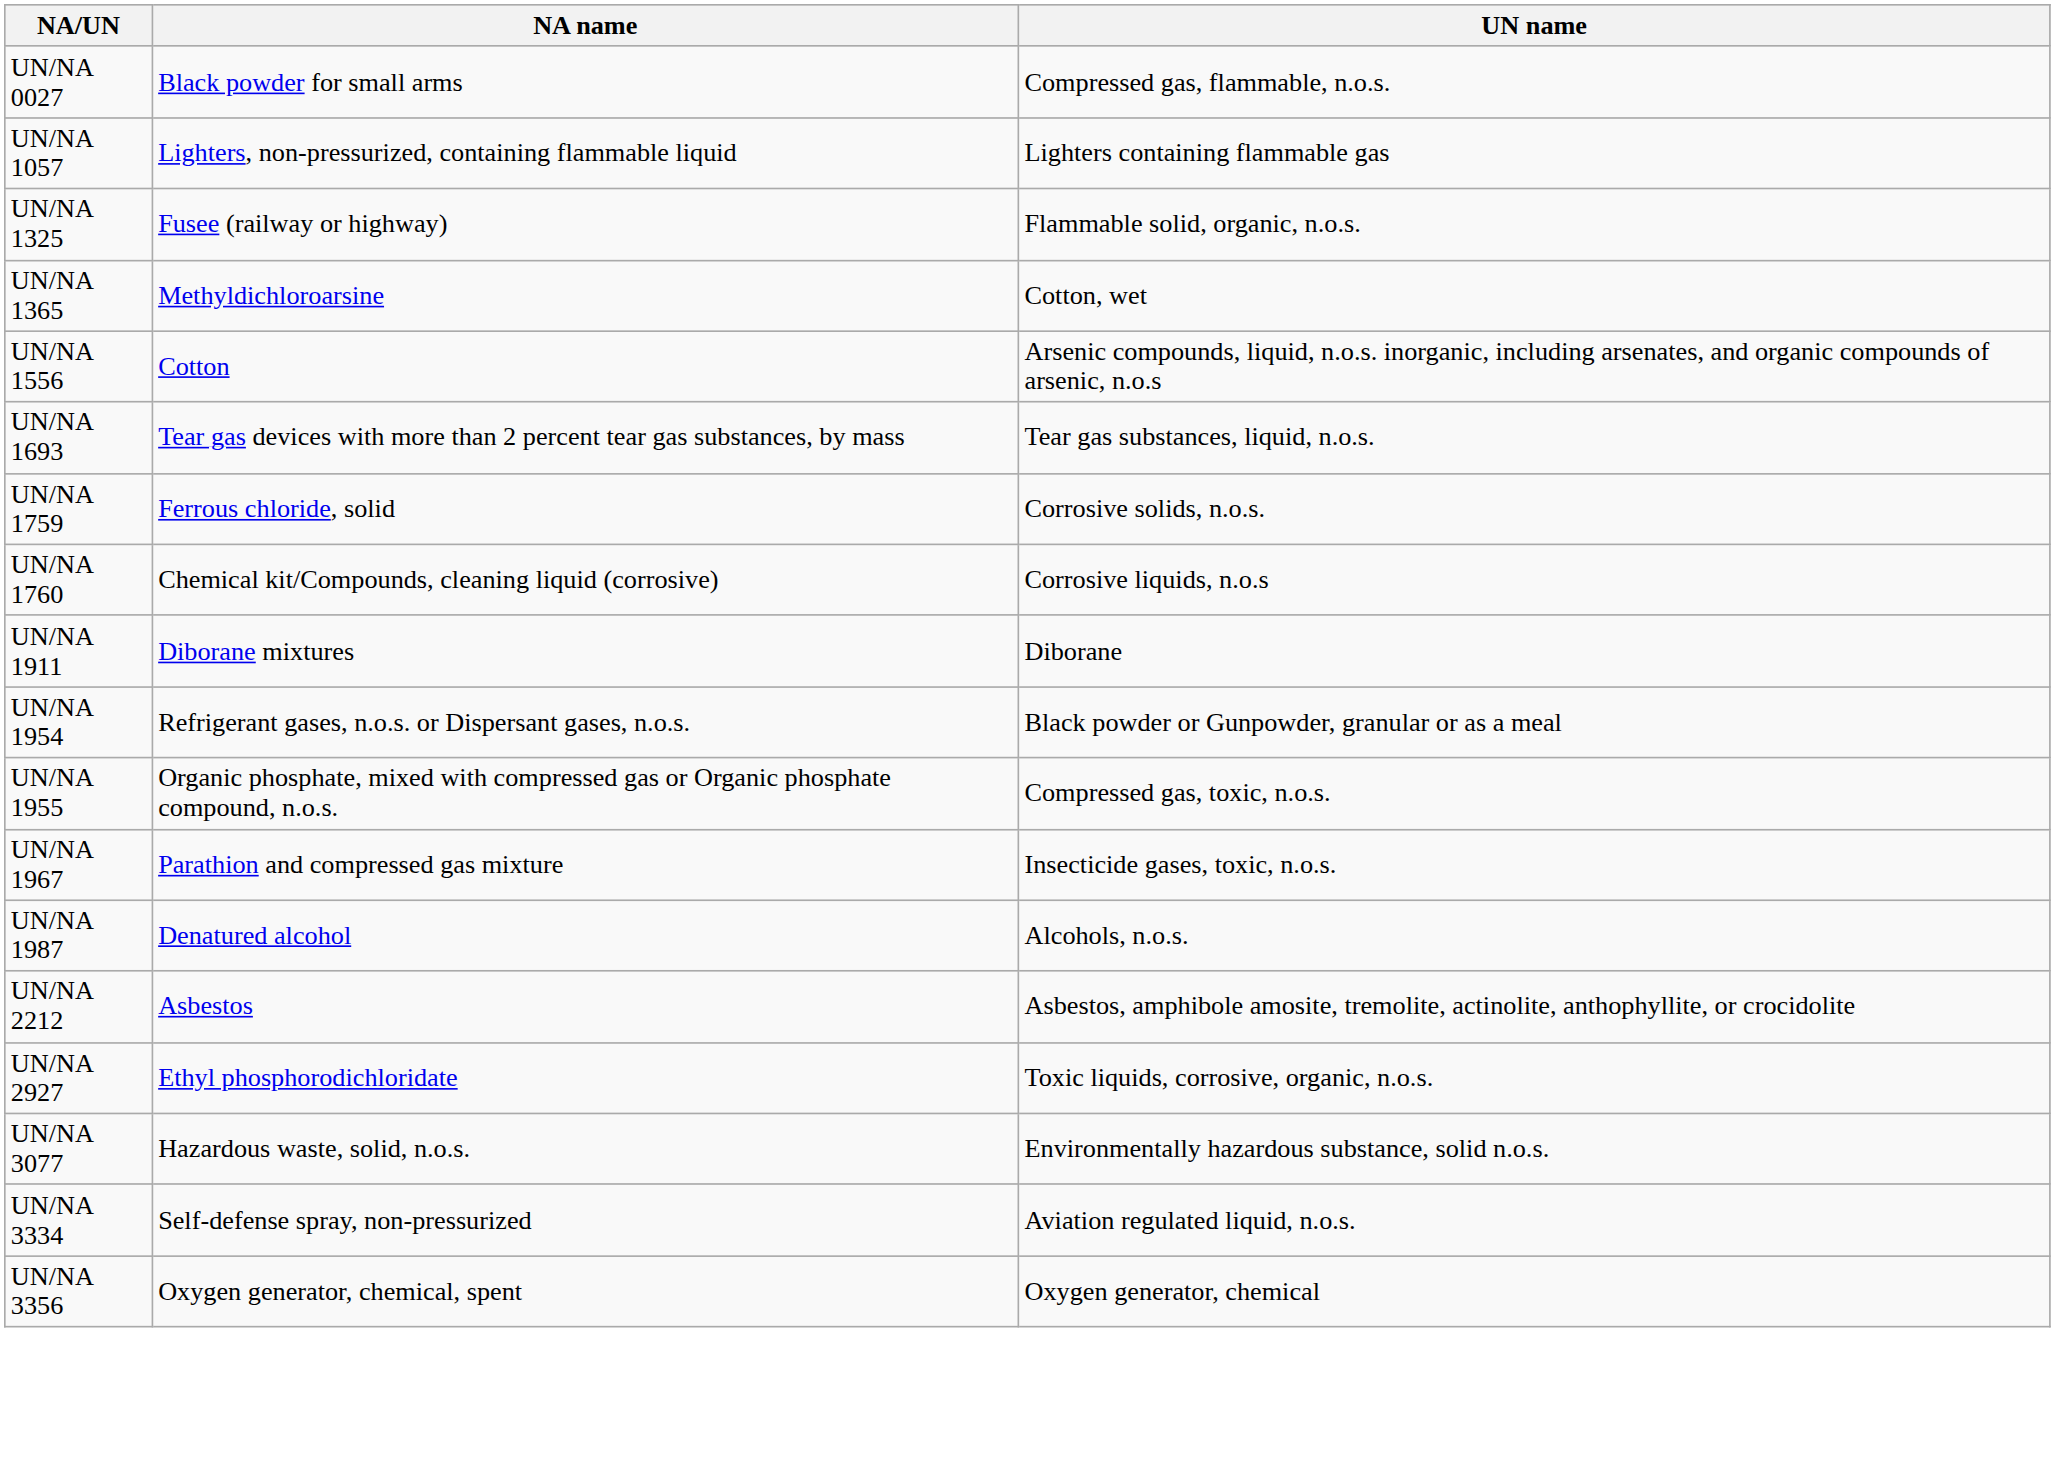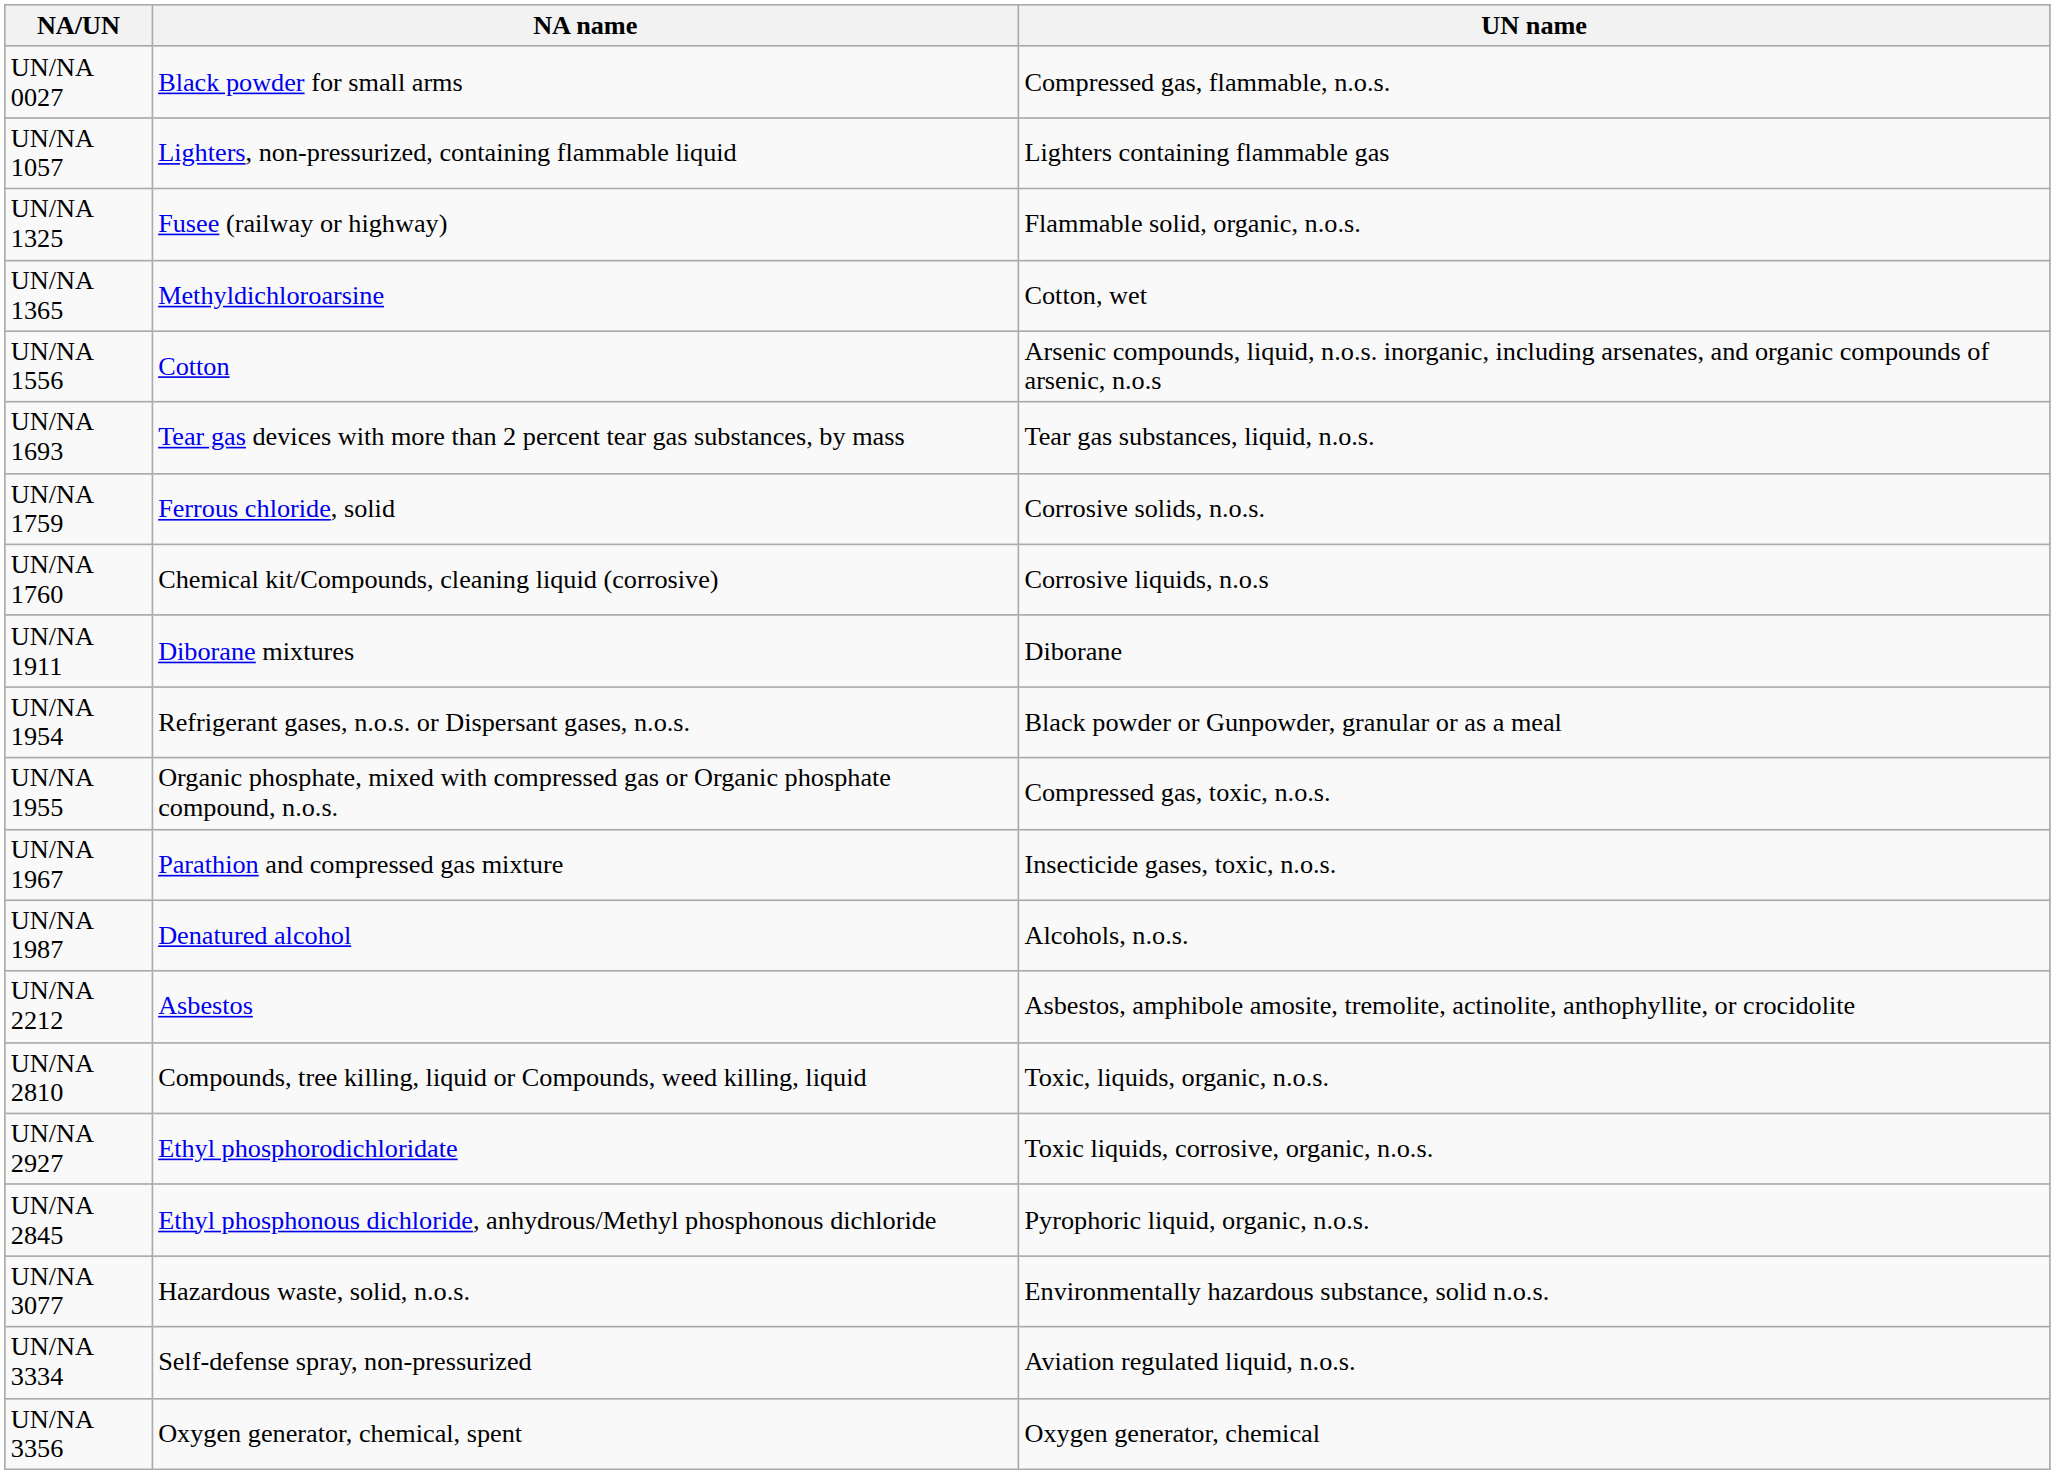+ row: (52, 1077)
+ row: (52, 1219)
